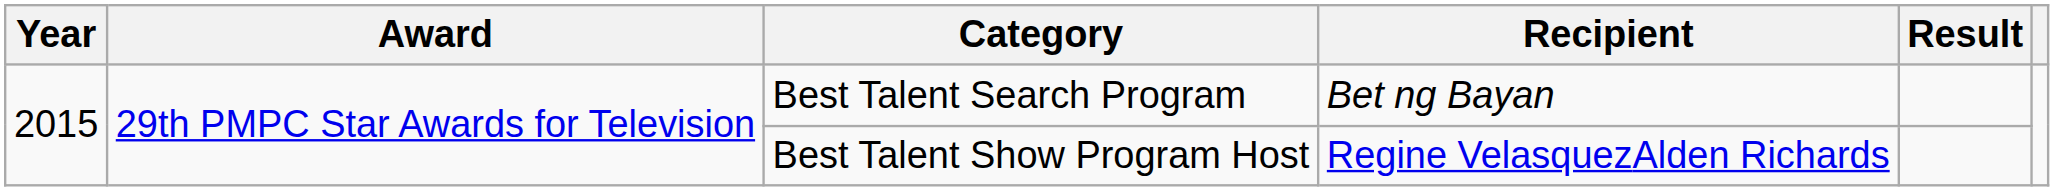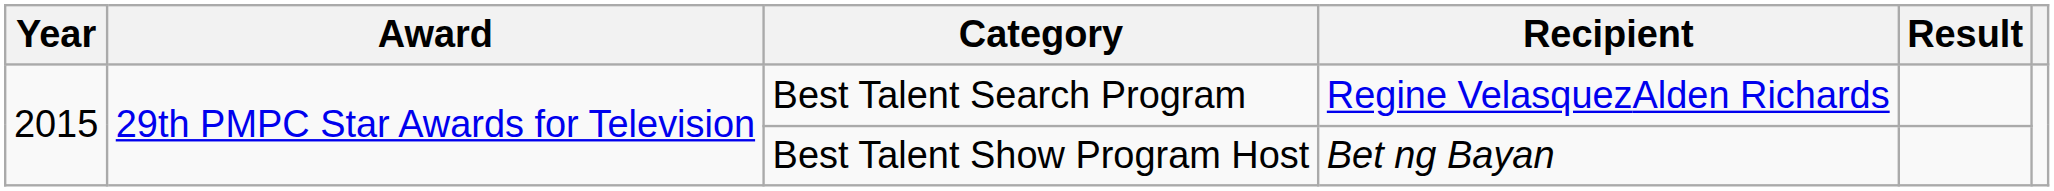(1441, 94) Bet ng Bayan -> (1608, 94) Regine VelasquezAlden Richards
(1608, 154) Regine VelasquezAlden Richards -> (1441, 154) Bet ng Bayan
